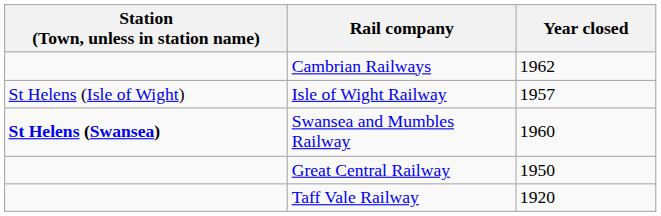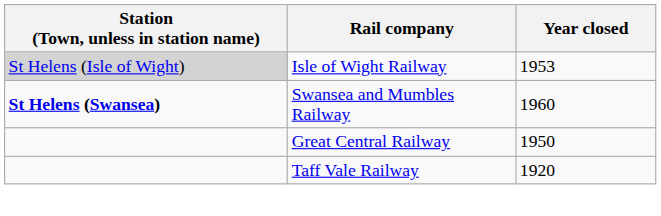- row: (361, 66)
(97, 94) no background -> (97, 66) lightgrey background
(537, 94) 1957 -> (537, 66) 1953
